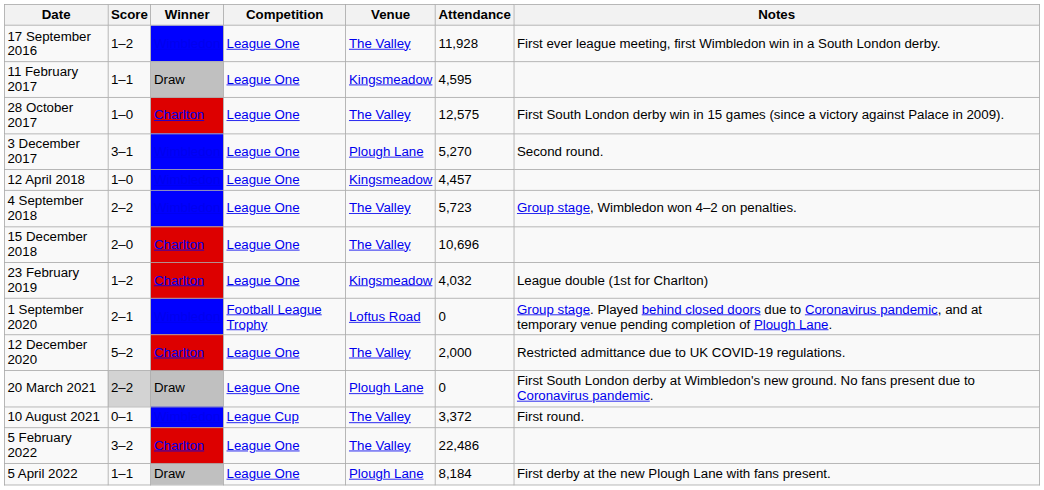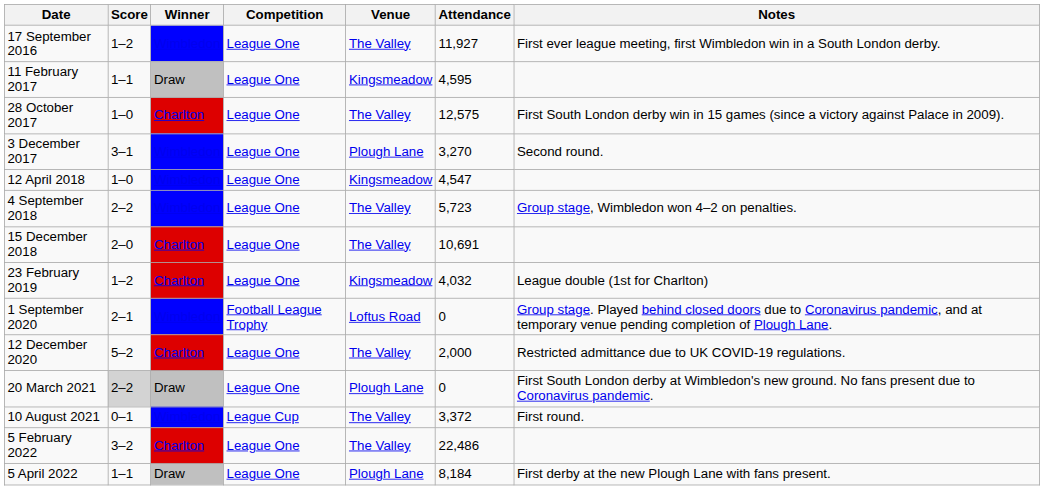(458, 43) 11,928 -> (458, 43) 11,927
(455, 151) 5,270 -> (455, 151) 3,270
(455, 180) 4,457 -> (455, 180) 4,547
(459, 244) 10,696 -> (459, 244) 10,691
